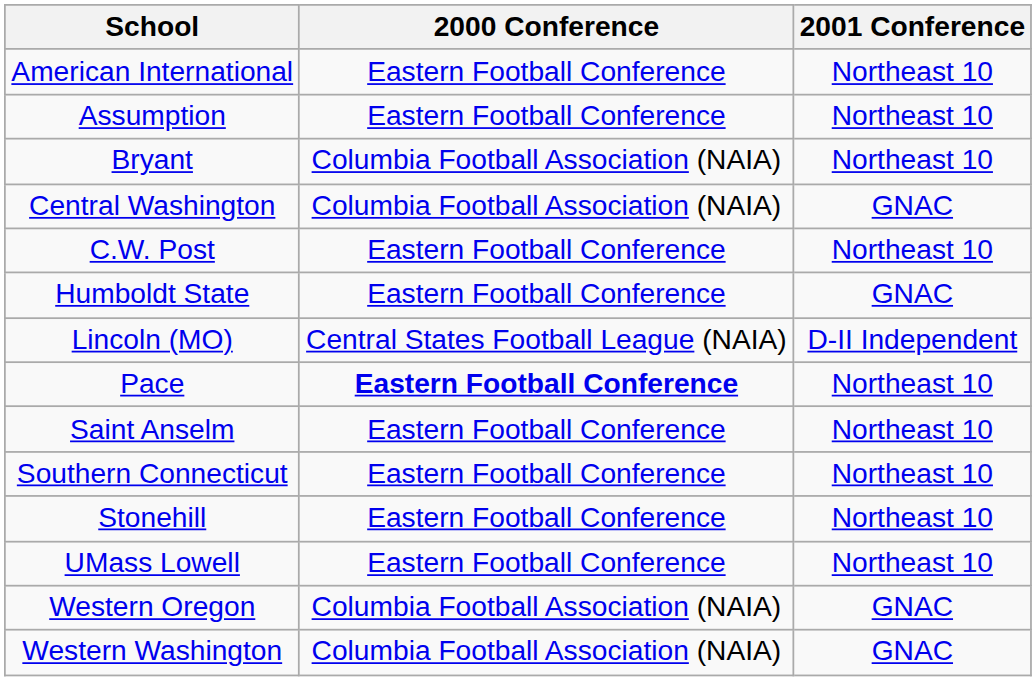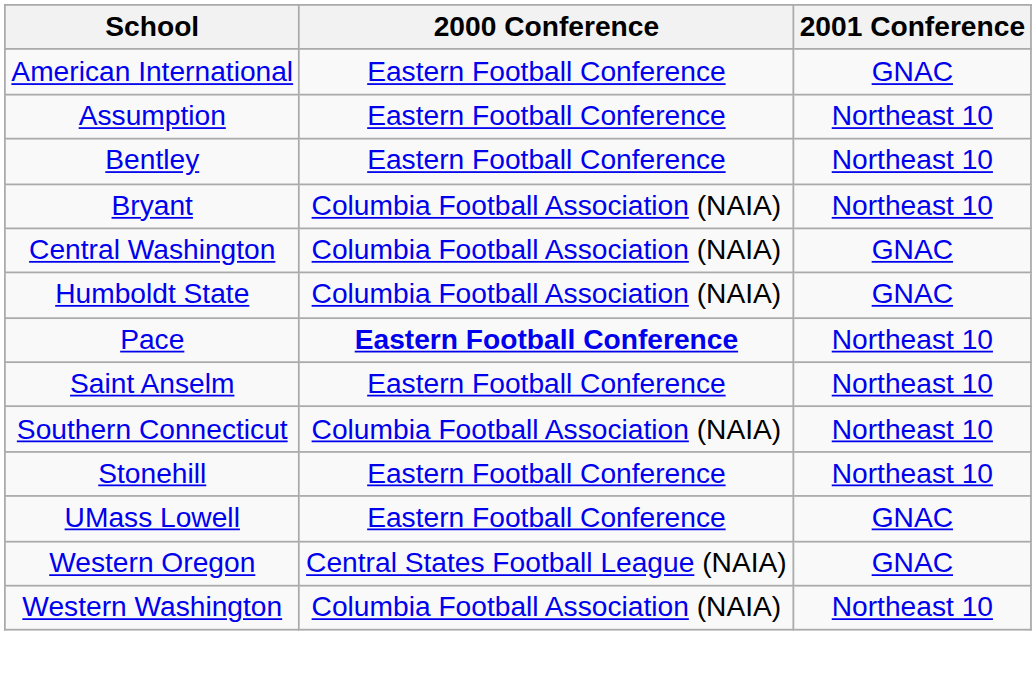(912, 71) Northeast 10 -> (912, 71) GNAC
+ row: (152, 160)
- row: (152, 250)
(546, 294) Eastern Football Conference -> (546, 294) Columbia Football Association (NAIA)
- row: (152, 339)
(546, 473) Eastern Football Conference -> (546, 428) Columbia Football Association (NAIA)
(912, 562) Northeast 10 -> (912, 518) GNAC
(546, 607) Columbia Football Association (NAIA) -> (546, 562) Central States Football League (NAIA)
(912, 652) GNAC -> (912, 607) Northeast 10
